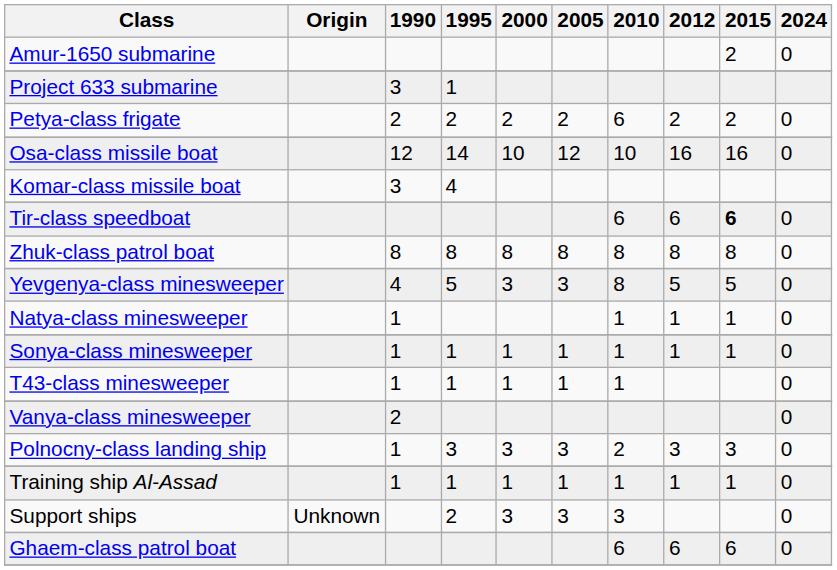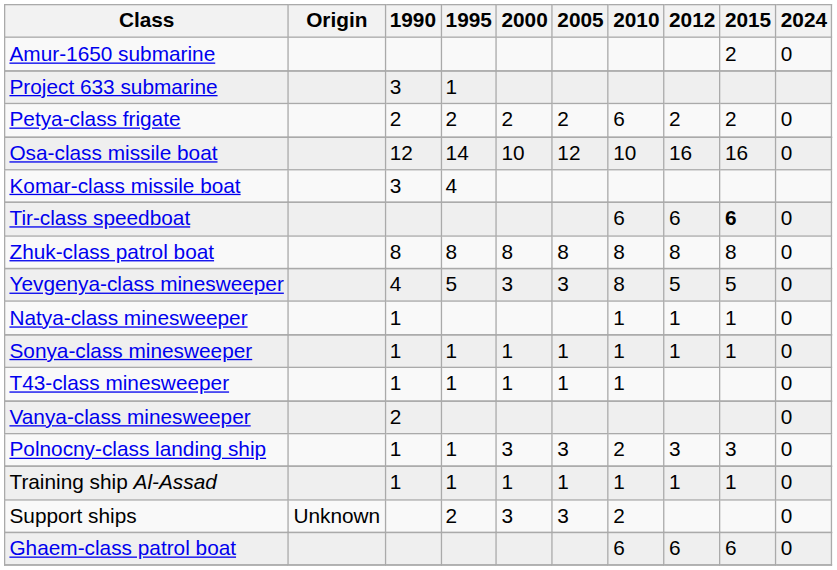(451, 449) 3 -> (451, 449) 1
(619, 515) 3 -> (619, 515) 2
